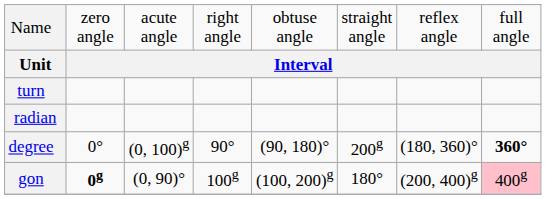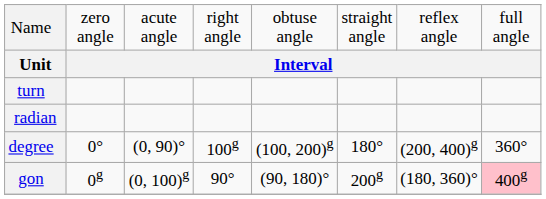(159, 146) (0, 100)g -> (159, 146) (0, 90)°
(223, 146) 90° -> (223, 146) 100g
(295, 146) (90, 180)° -> (295, 146) (100, 200)g
(367, 146) 200g -> (367, 146) 180°
(439, 146) (180, 360)° -> (439, 146) (200, 400)g
(511, 146) bold -> (511, 146) normal
(95, 178) bold -> (95, 178) normal
(159, 178) (0, 90)° -> (159, 178) (0, 100)g
(223, 178) 100g -> (223, 178) 90°
(295, 178) (100, 200)g -> (295, 178) (90, 180)°
(367, 178) 180° -> (367, 178) 200g
(439, 178) (200, 400)g -> (439, 178) (180, 360)°
